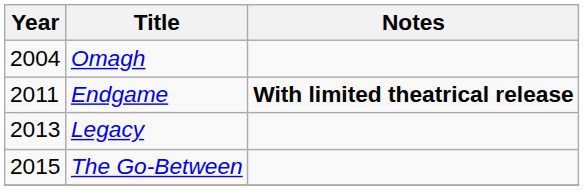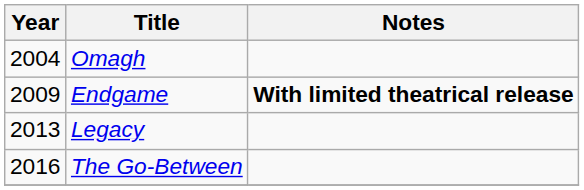(34, 94) 2011 -> (35, 94) 2009
(35, 166) 2015 -> (35, 166) 2016
